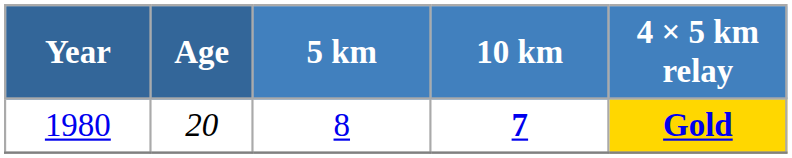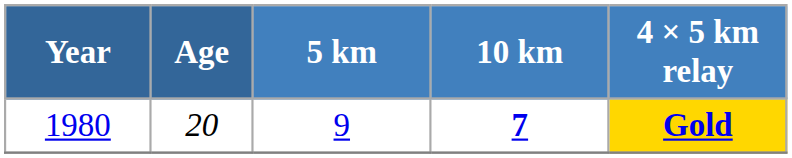(342, 125) 8 -> (342, 125) 9
